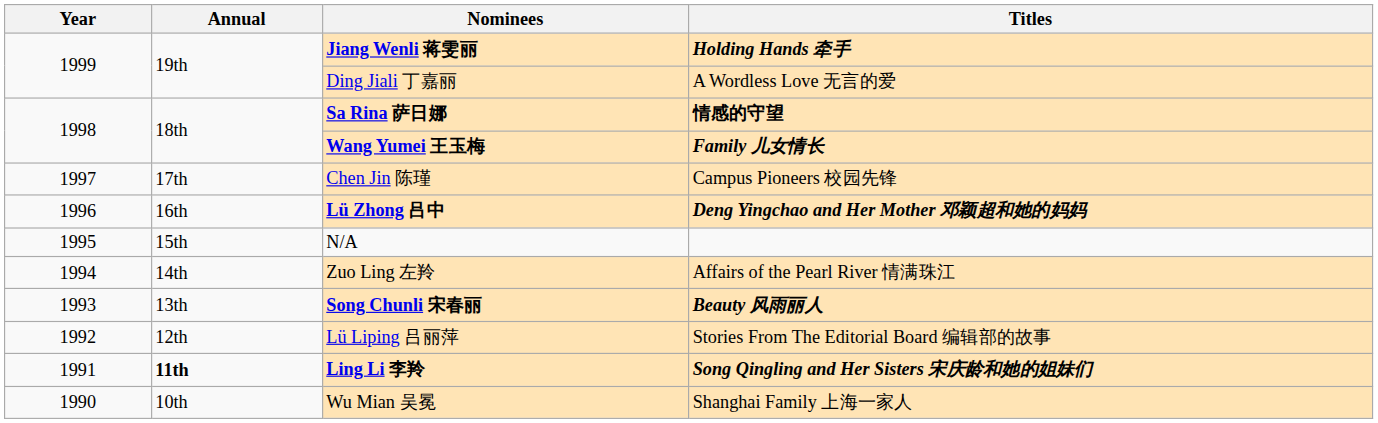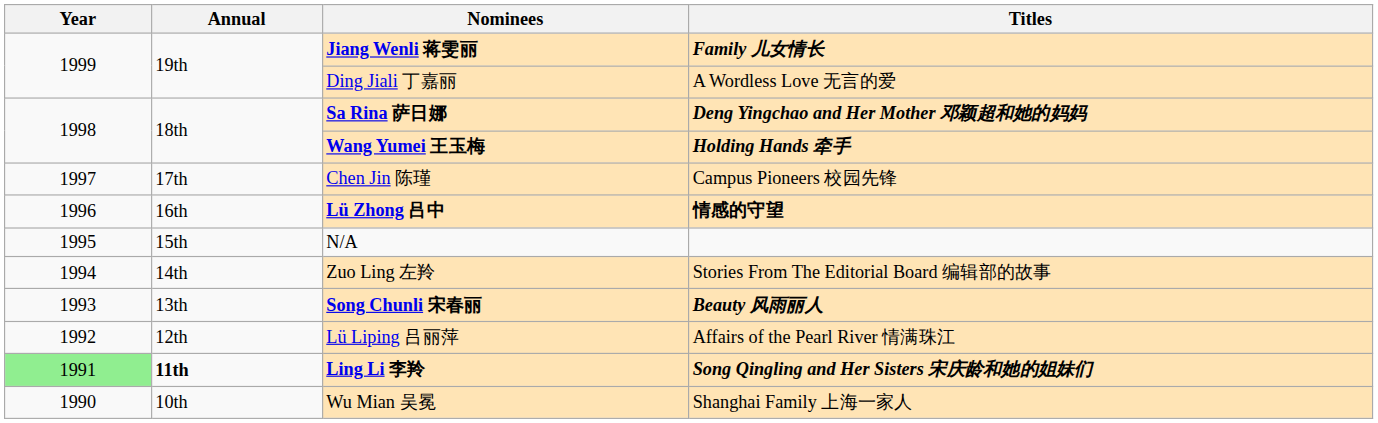(771, 49) Holding Hands 牵手 -> (758, 49) Family 儿女情长
(738, 113) 情感的守望 -> (889, 113) Deng Yingchao and Her Mother 邓颖超和她的妈妈
(758, 146) Family 儿女情长 -> (771, 146) Holding Hands 牵手
(889, 210) Deng Yingchao and Her Mother 邓颖超和她的妈妈 -> (738, 210) 情感的守望
(824, 272) Affairs of the Pearl River 情满珠江 -> (872, 272) Stories From The Editorial Board 编辑部的故事
(872, 336) Stories From The Editorial Board 编辑部的故事 -> (824, 336) Affairs of the Pearl River 情满珠江
(78, 369) no background -> (78, 369) lightgreen background
